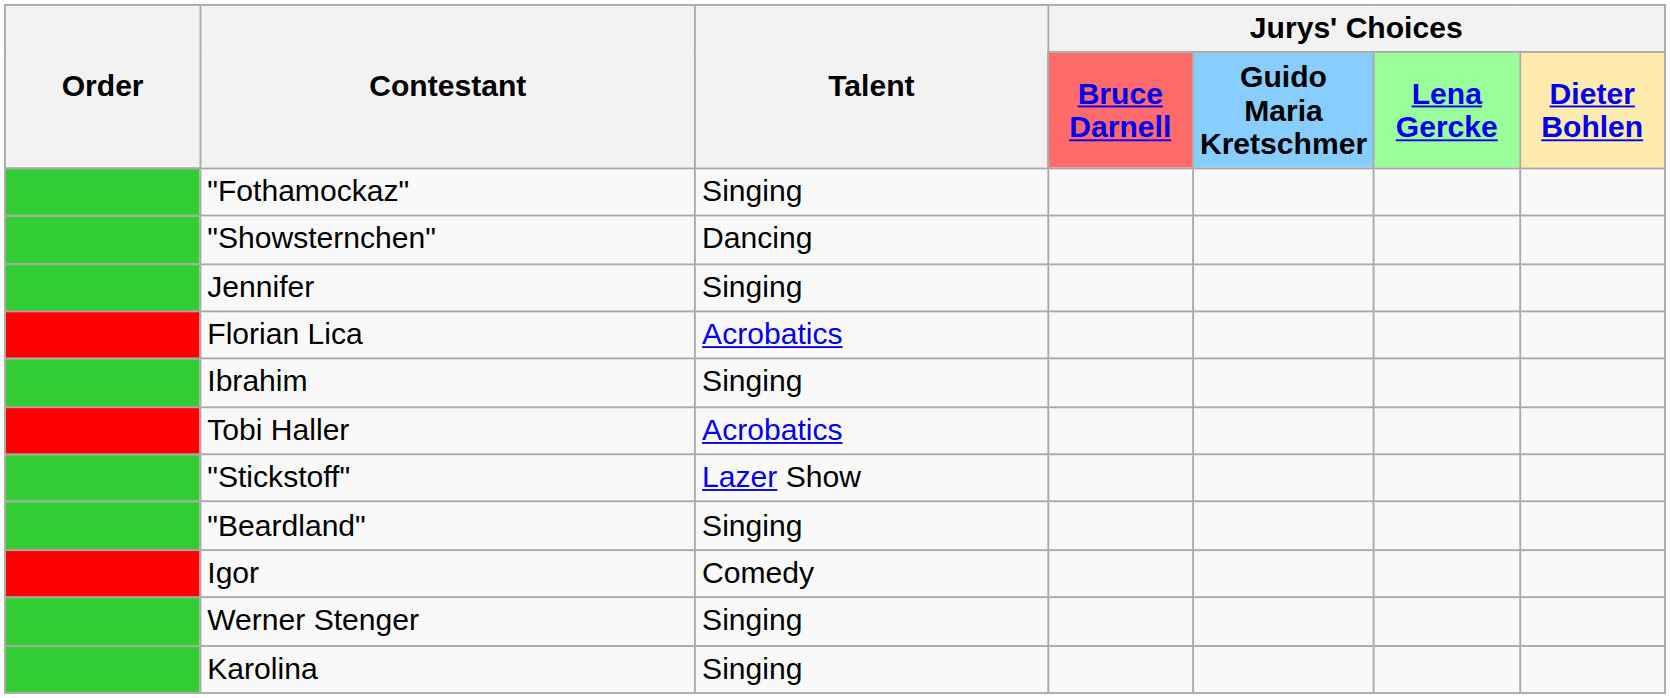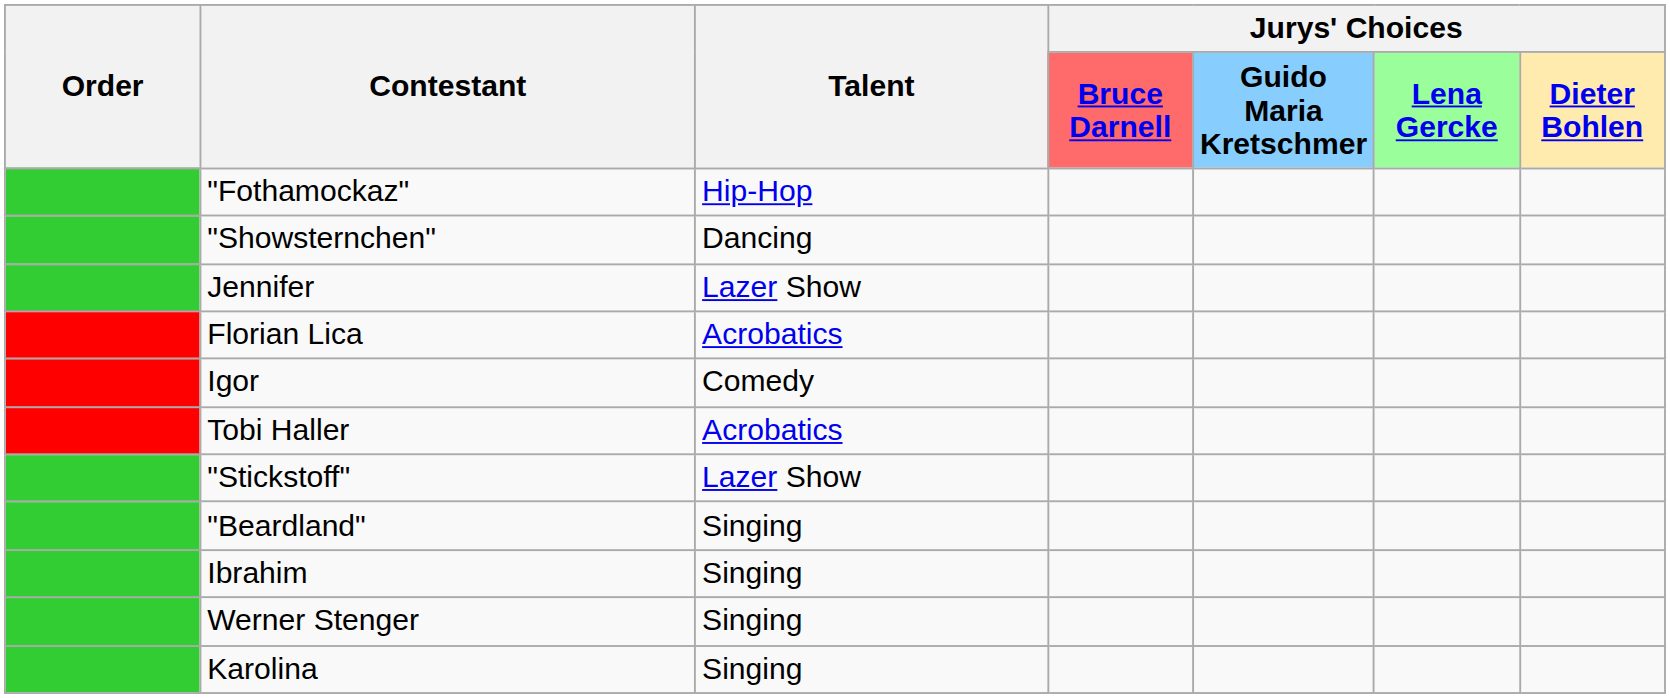(752, 191) Singing -> (757, 191) Hip-Hop
(752, 286) Singing -> (782, 286) Lazer Show
rows swapped: (257, 382) <-> (233, 573)
